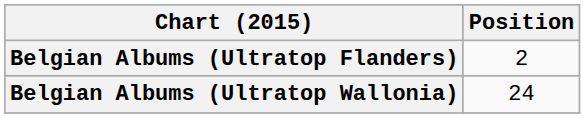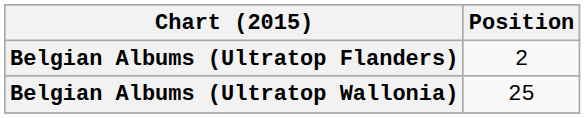(522, 94) 24 -> (522, 94) 25
